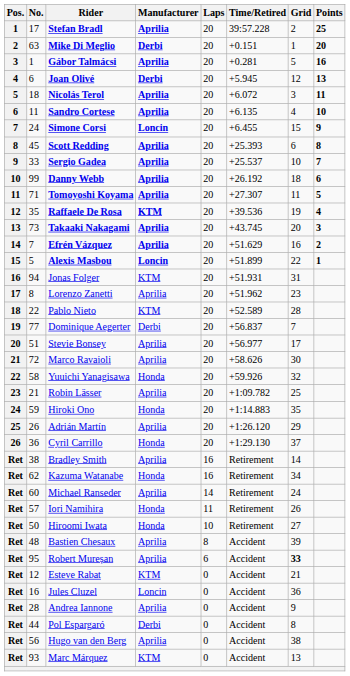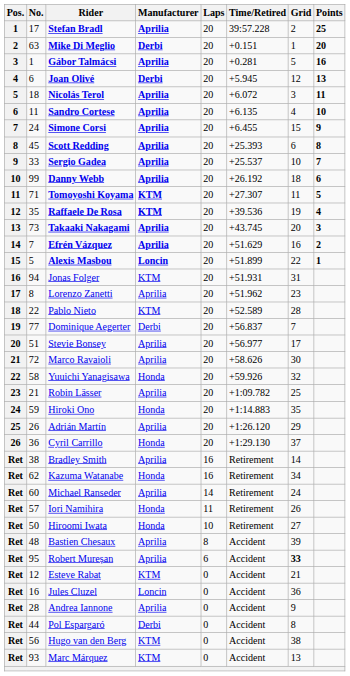(153, 128) Loncin -> (153, 128) Aprilia
(153, 194) Aprilia -> (150, 194) KTM
(152, 641) Aprilia -> (149, 641) KTM
